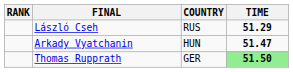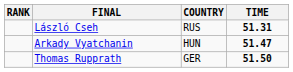(257, 28) 51.29 -> (257, 28) 51.31
(257, 59) lightgreen background -> (257, 59) no background
